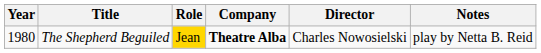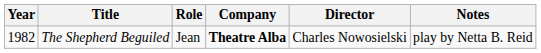(21, 37) 1980 -> (21, 37) 1982
(188, 37) gold background -> (188, 37) no background
